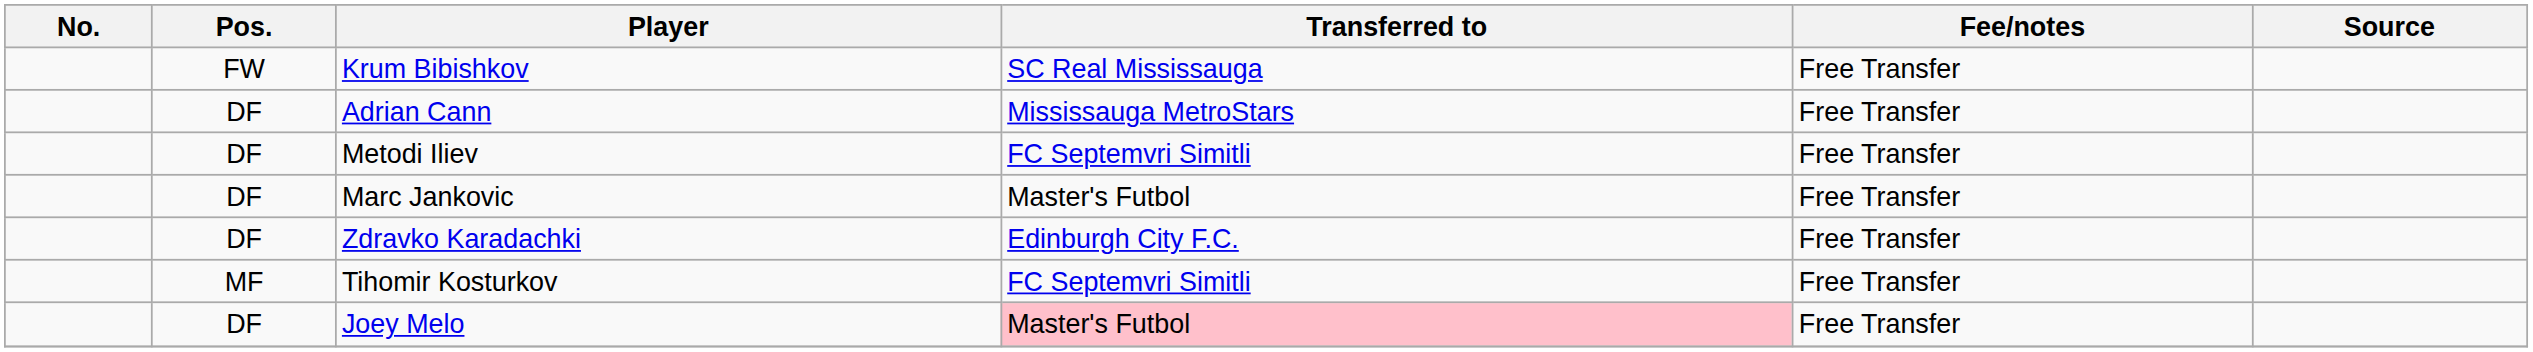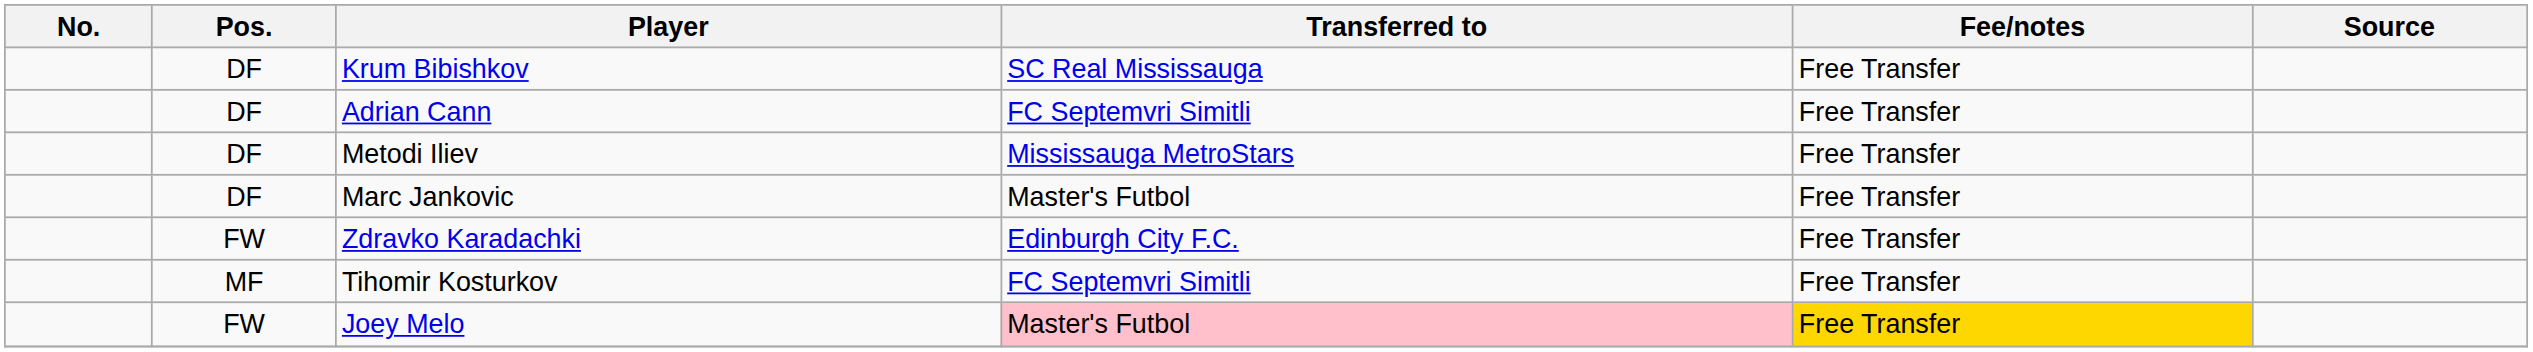(244, 69) FW -> (244, 69) DF
(1151, 112) Mississauga MetroStars -> (1129, 112) FC Septemvri Simitli
(1129, 154) FC Septemvri Simitli -> (1151, 154) Mississauga MetroStars
(244, 239) DF -> (244, 239) FW
(244, 325) DF -> (244, 325) FW
(1879, 325) no background -> (1879, 325) gold background
